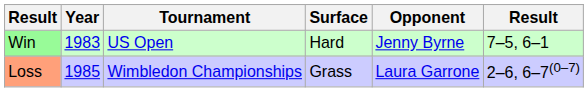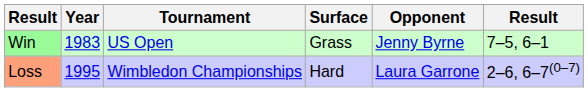(327, 42) Hard -> (331, 42) Grass
(82, 71) 1985 -> (82, 71) 1995
(331, 71) Grass -> (327, 71) Hard
